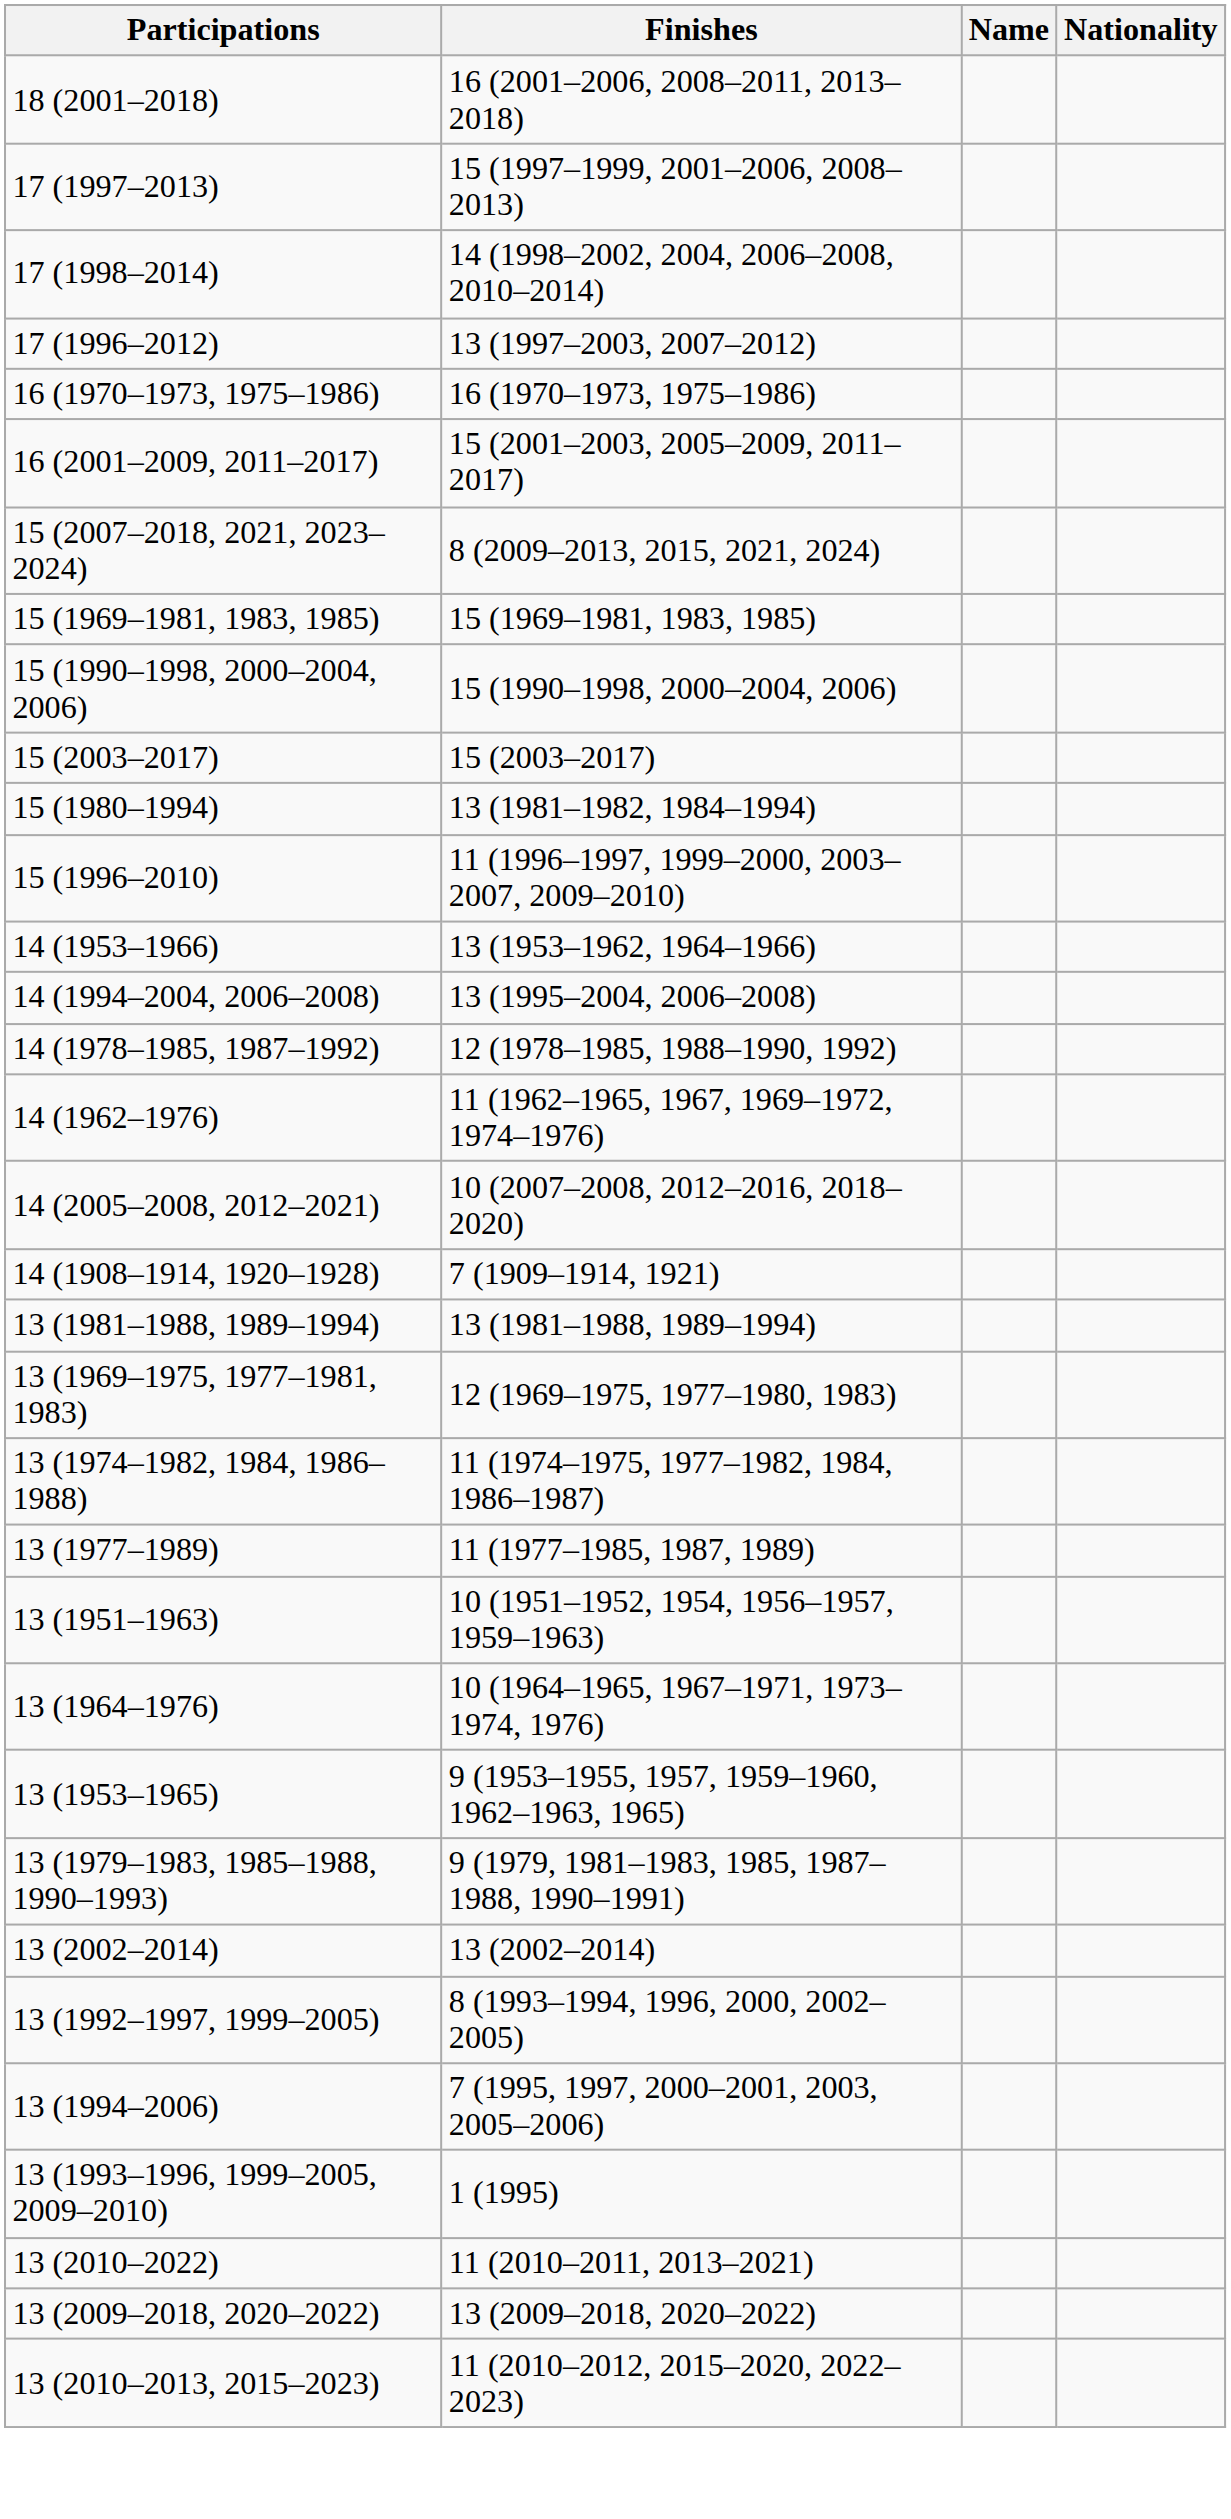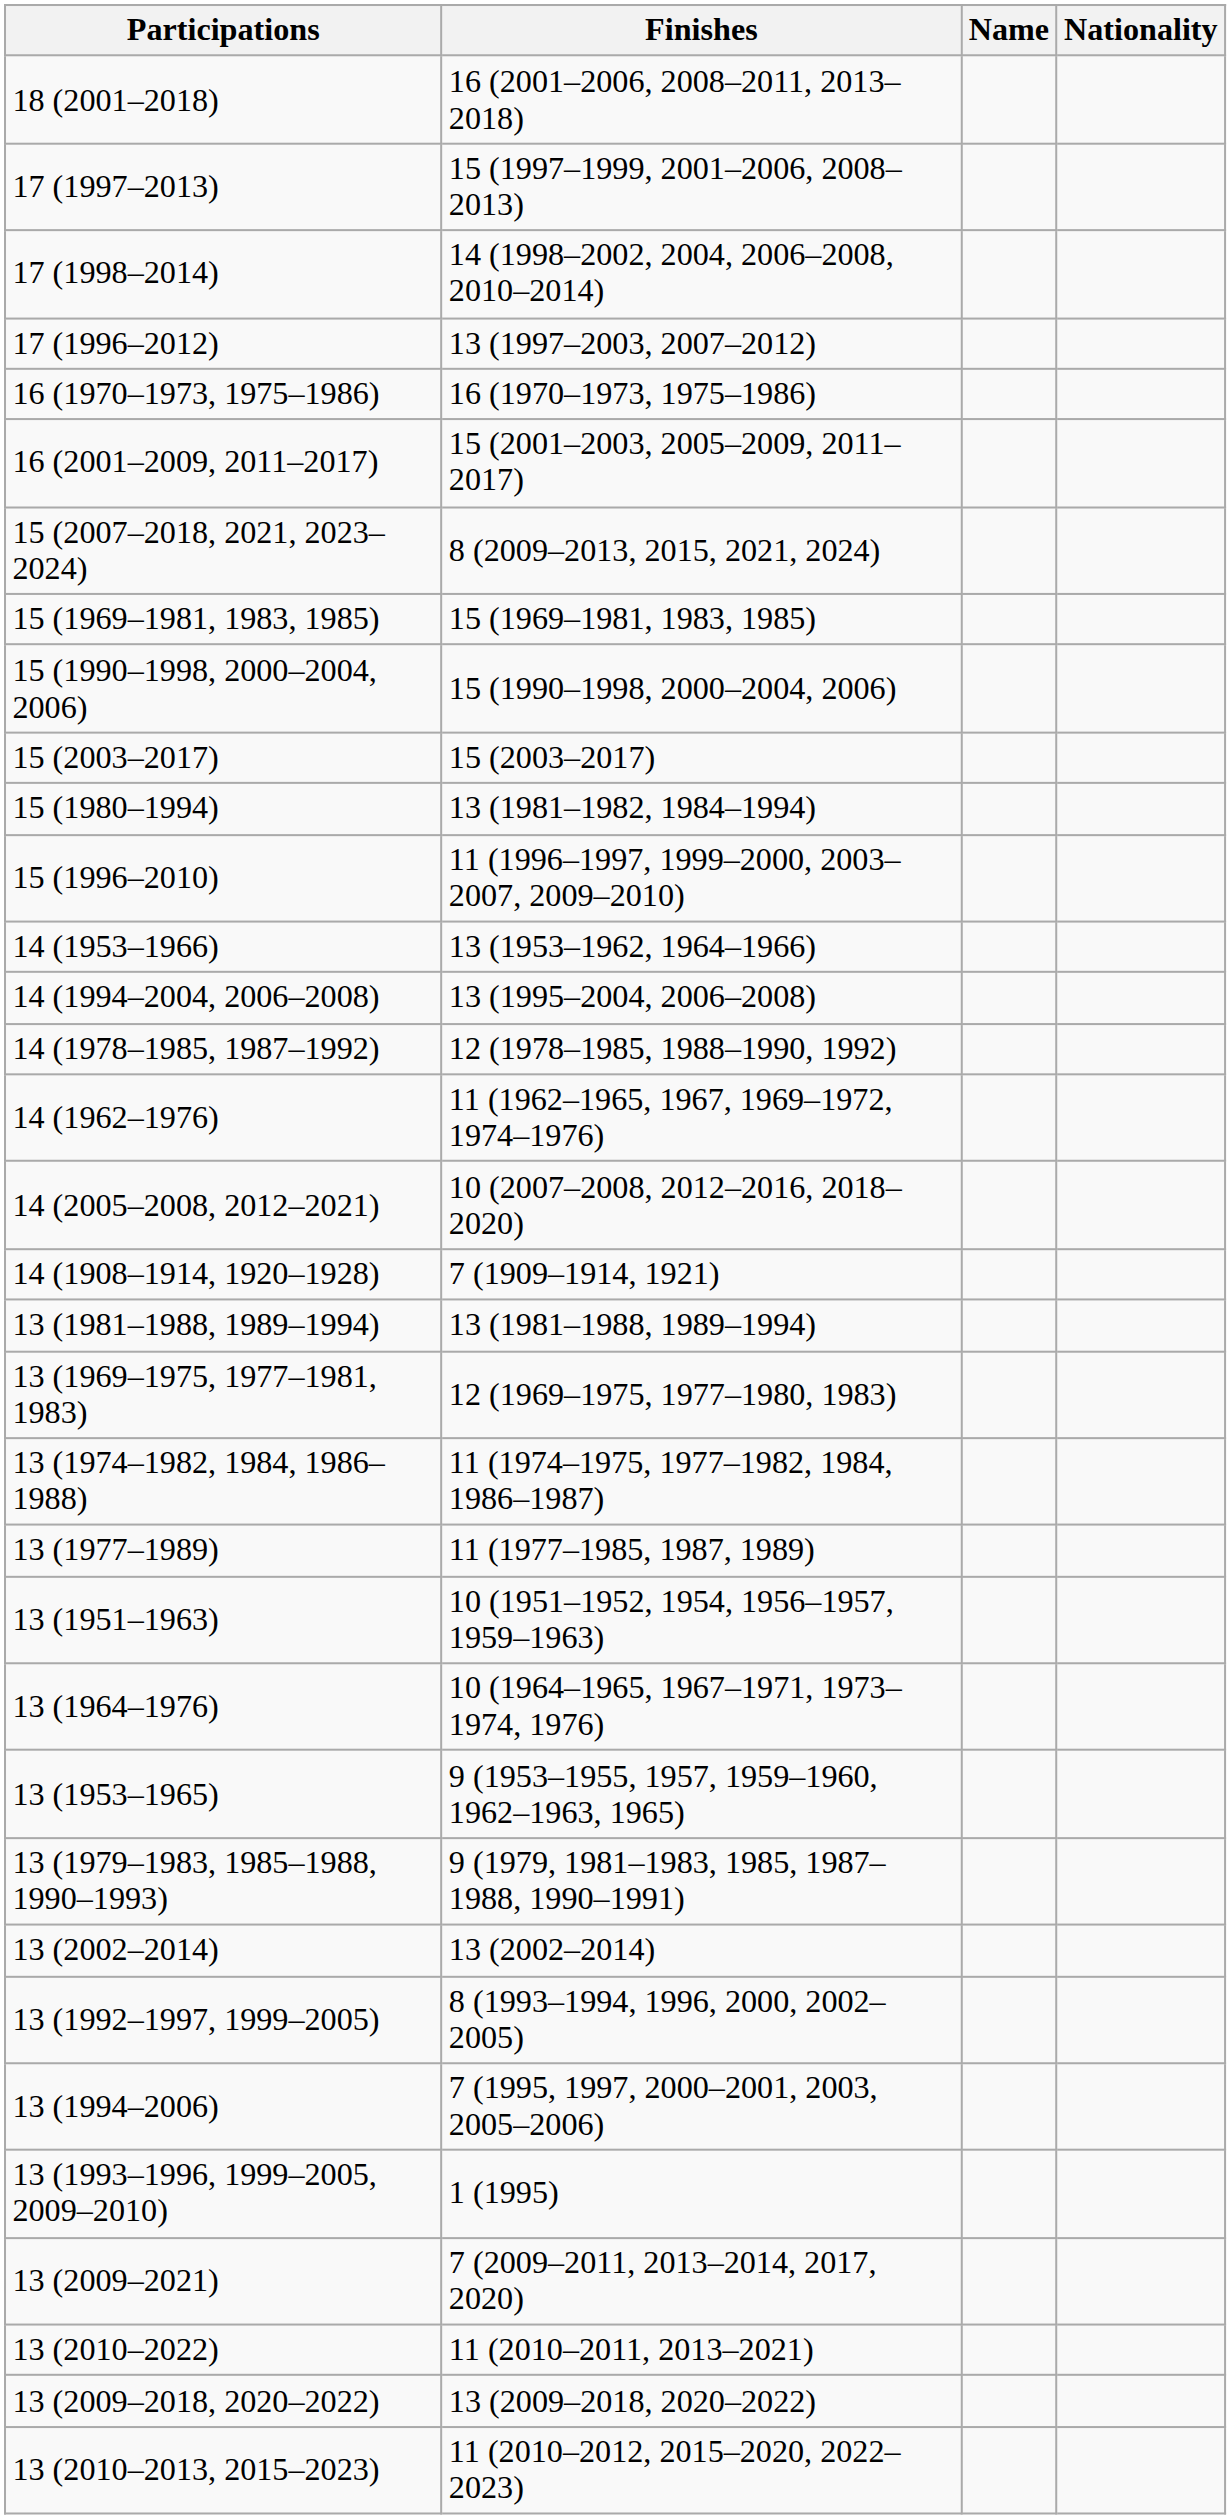+ row: (116, 2280)
